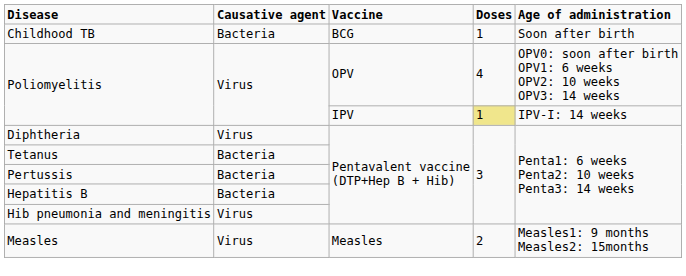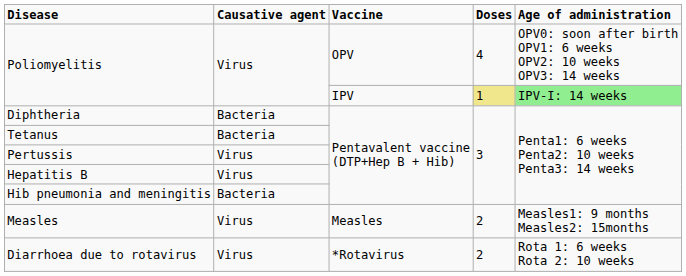- row: (51, 34)
(573, 115) no background -> (573, 96) lightgreen background
(235, 135) Virus -> (246, 115) Bacteria
(246, 174) Bacteria -> (235, 155) Virus
(246, 194) Bacteria -> (235, 174) Virus
(235, 214) Virus -> (246, 194) Bacteria
+ row: (102, 254)
